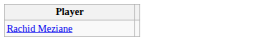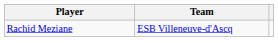+ column: (202, 12)
